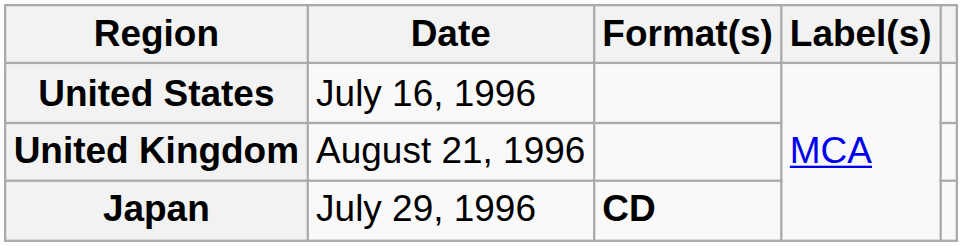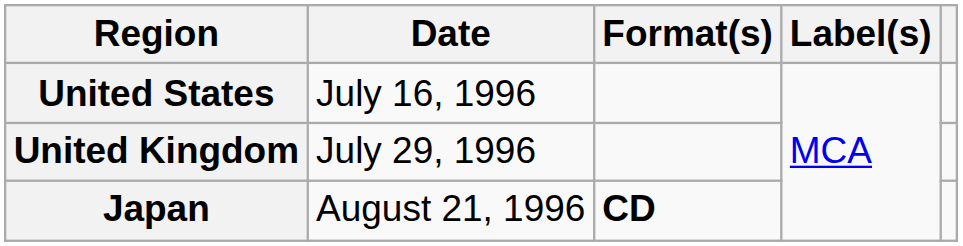(451, 151) August 21, 1996 -> (426, 151) July 29, 1996
(426, 209) July 29, 1996 -> (451, 209) August 21, 1996
